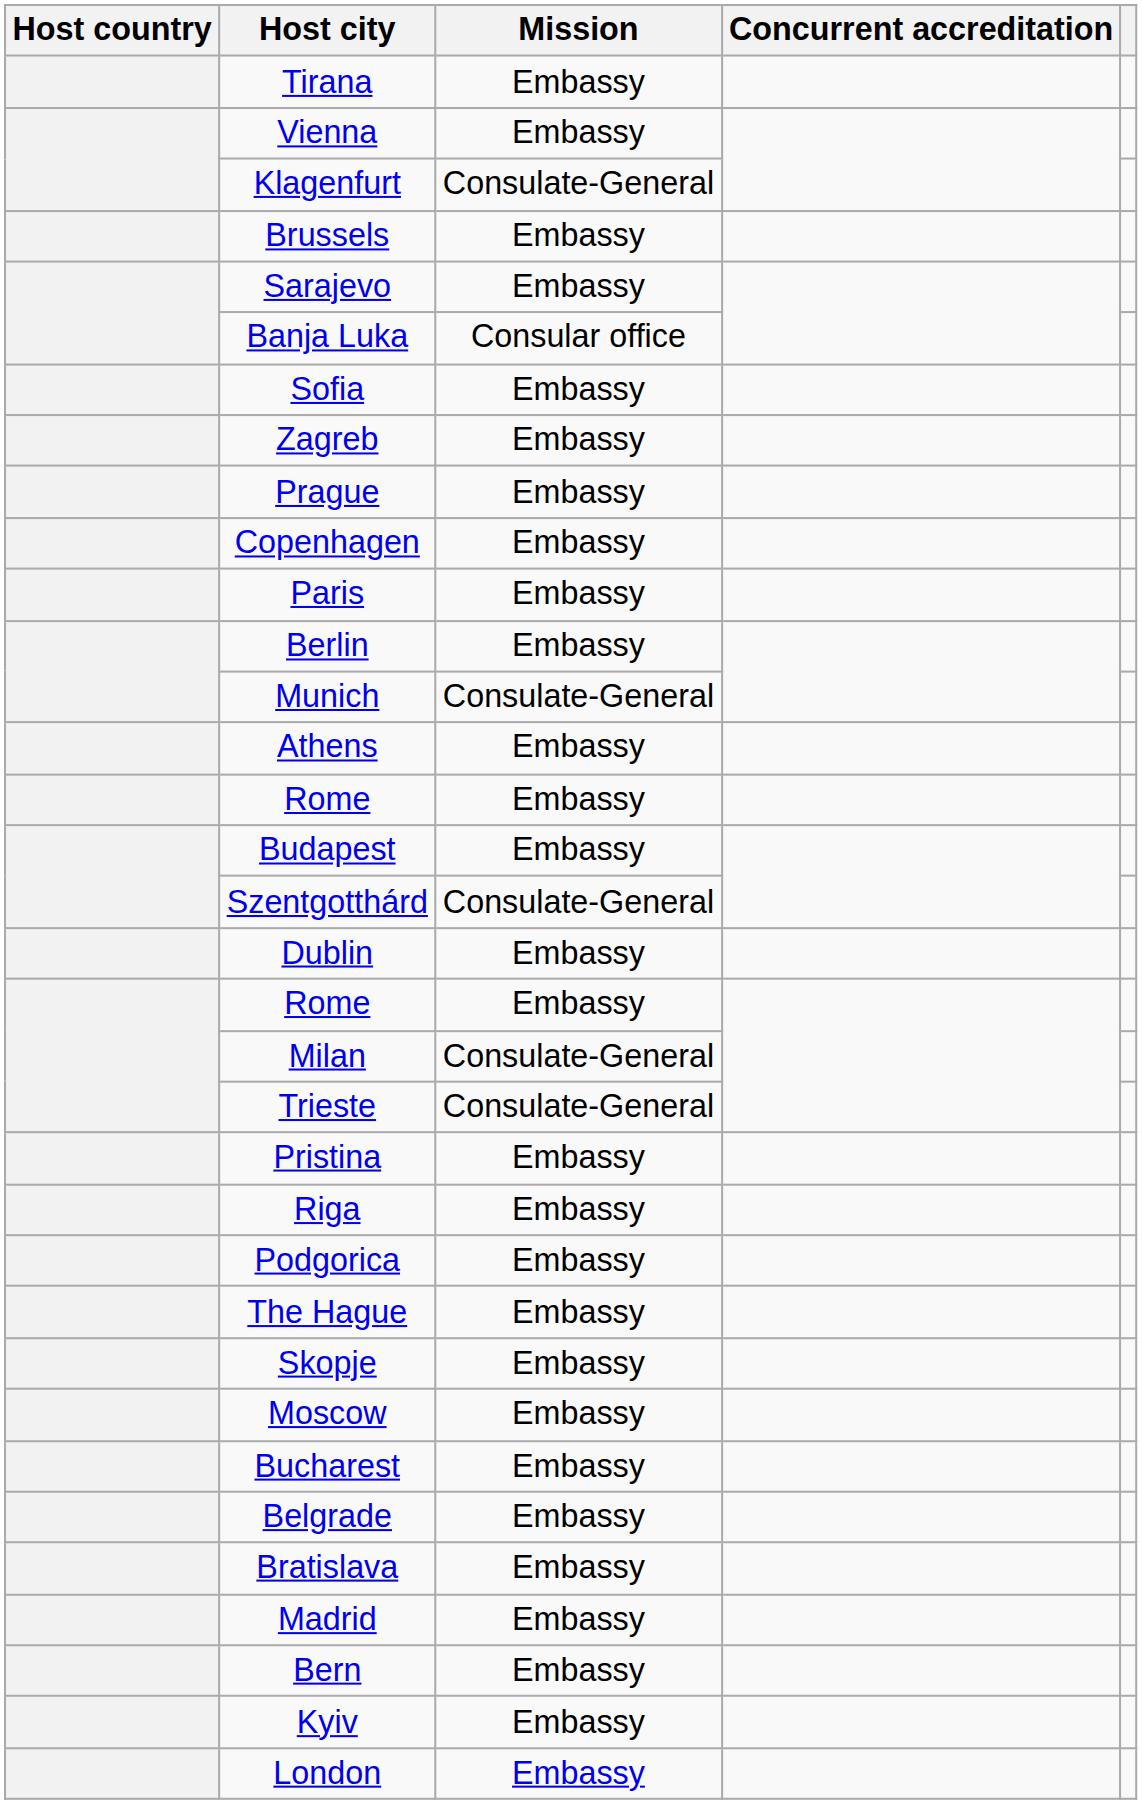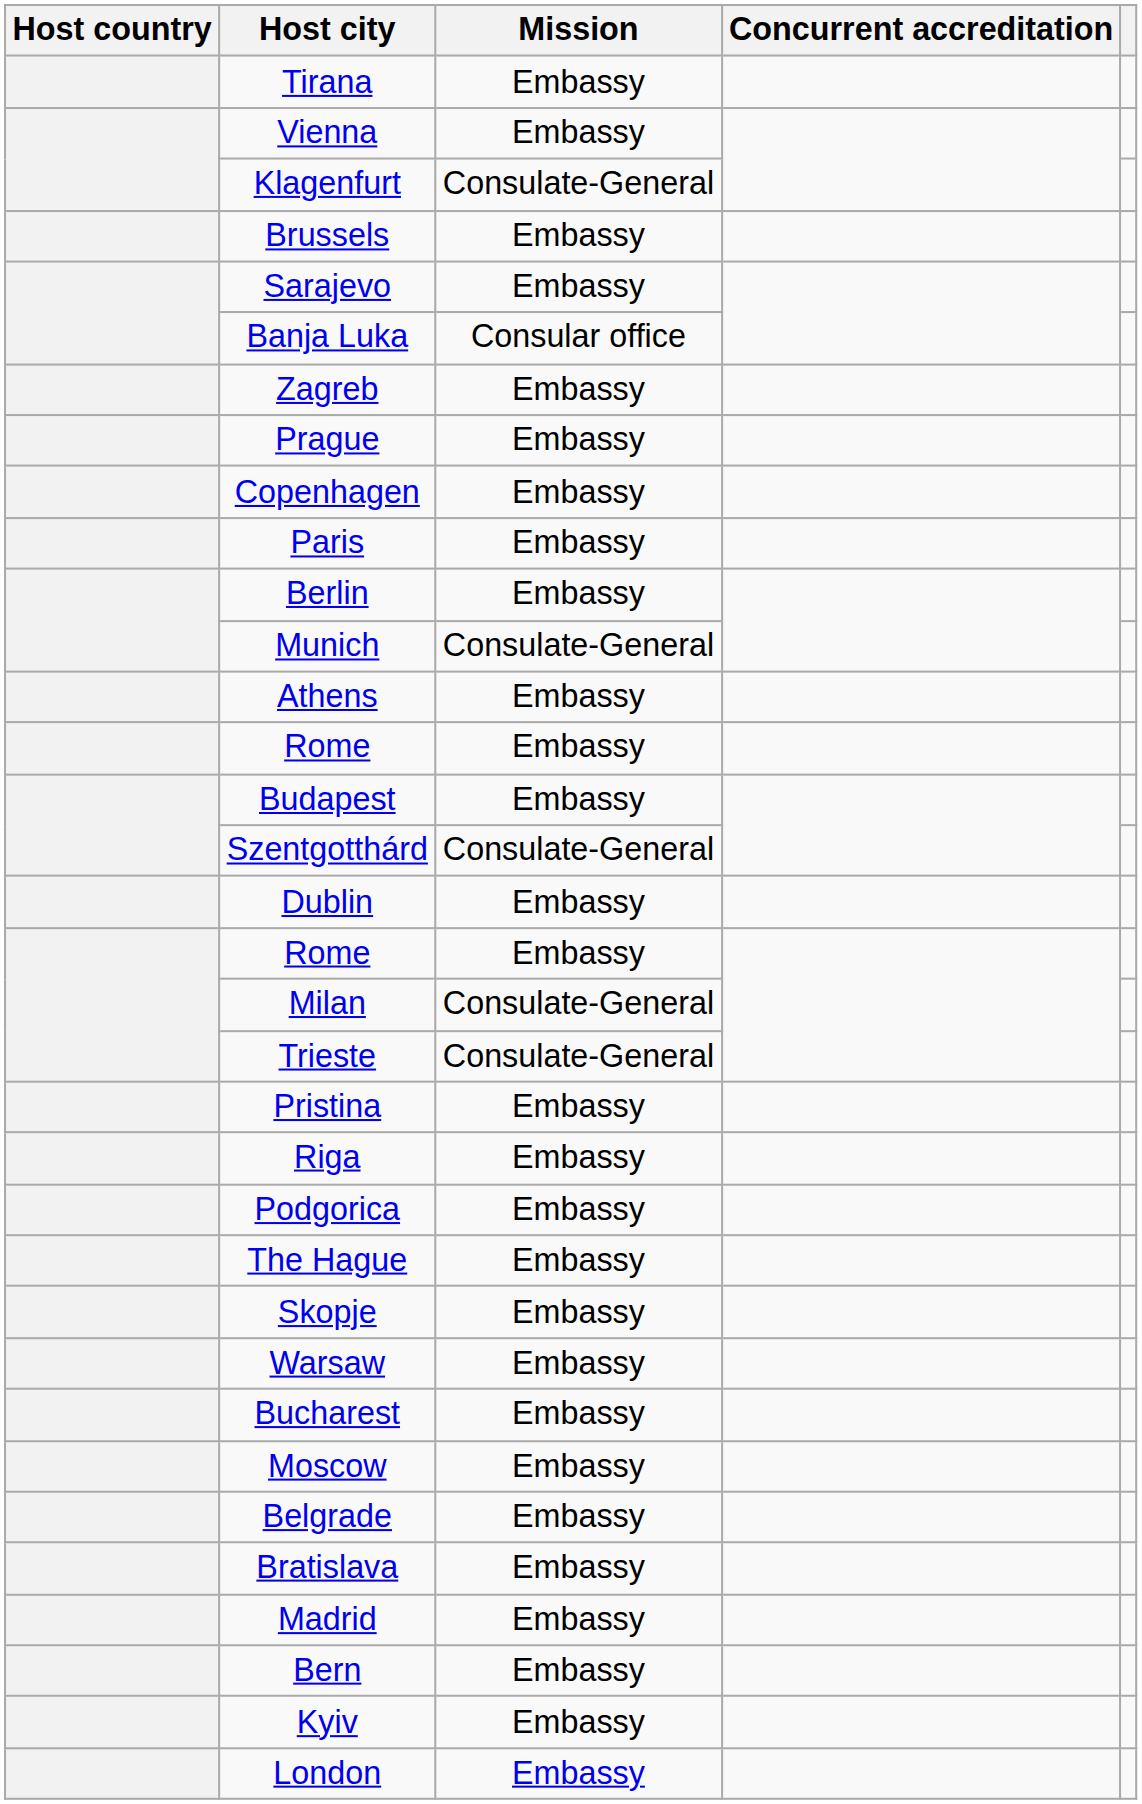- row: (327, 388)
+ row: (327, 1362)
rows swapped: (327, 1465) <-> (327, 1414)
